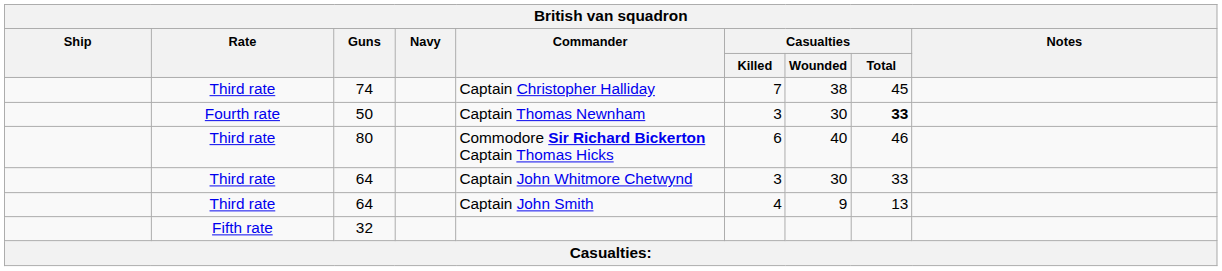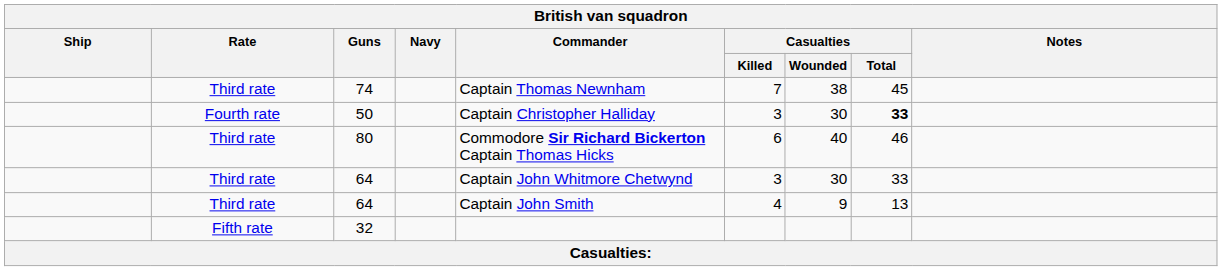(557, 89) Captain Christopher Halliday -> (552, 89) Captain Thomas Newnham
(552, 114) Captain Thomas Newnham -> (557, 114) Captain Christopher Halliday
